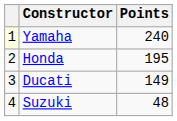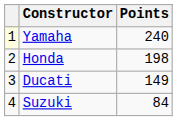(157, 60) 195 -> (157, 60) 198
(161, 104) 48 -> (161, 104) 84
